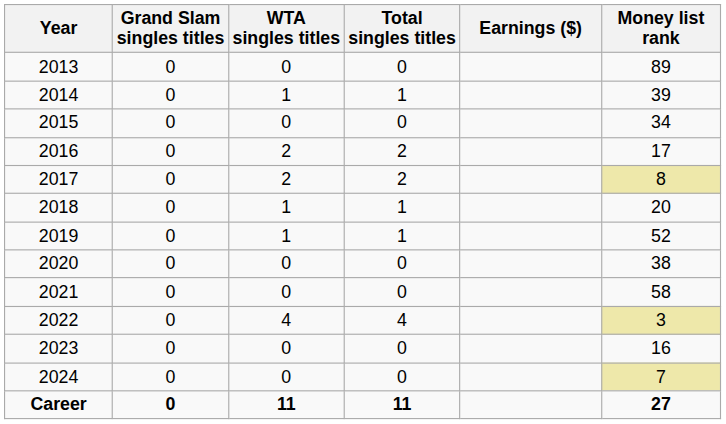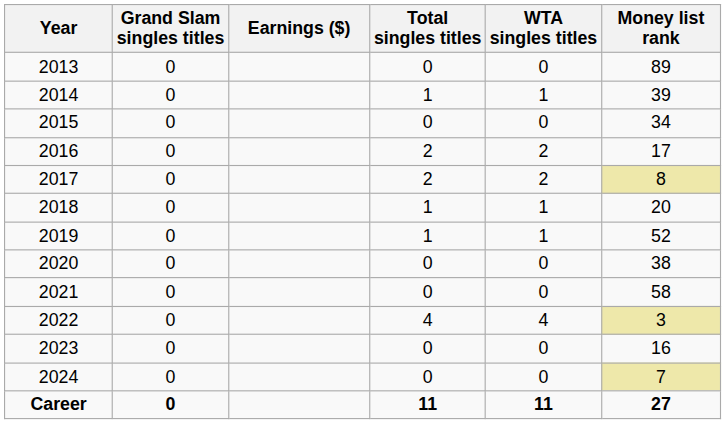columns swapped: (286, 28) <-> (531, 28)
